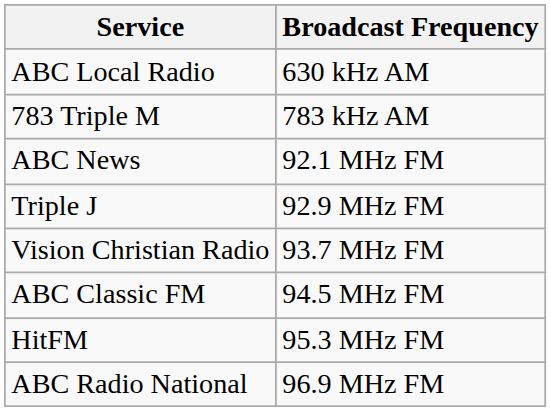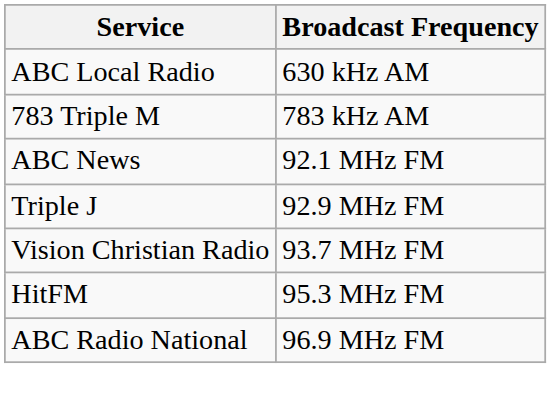- row: (108, 294)
